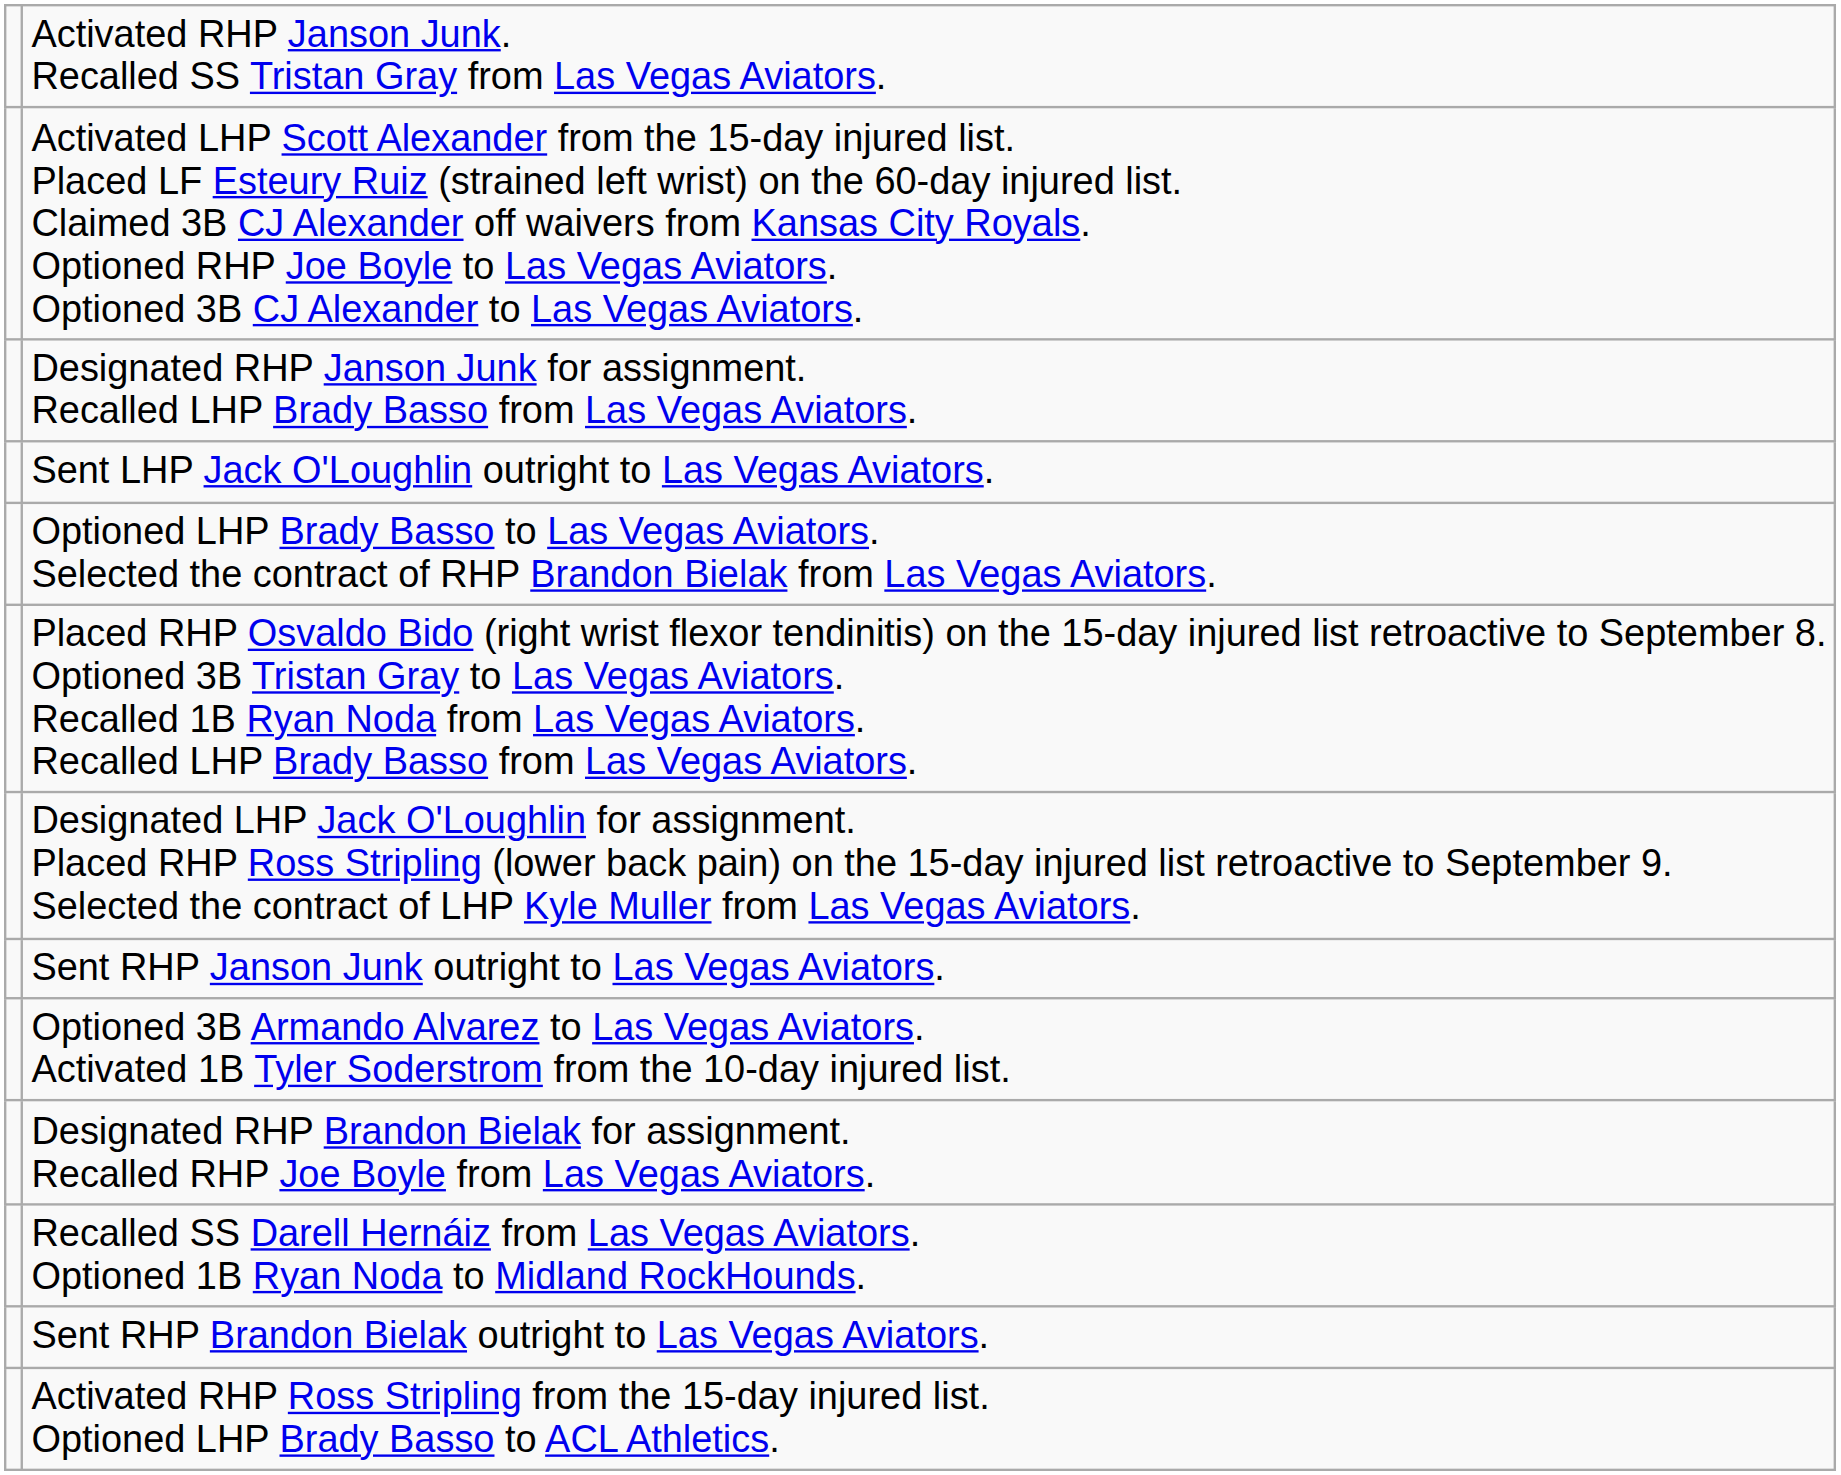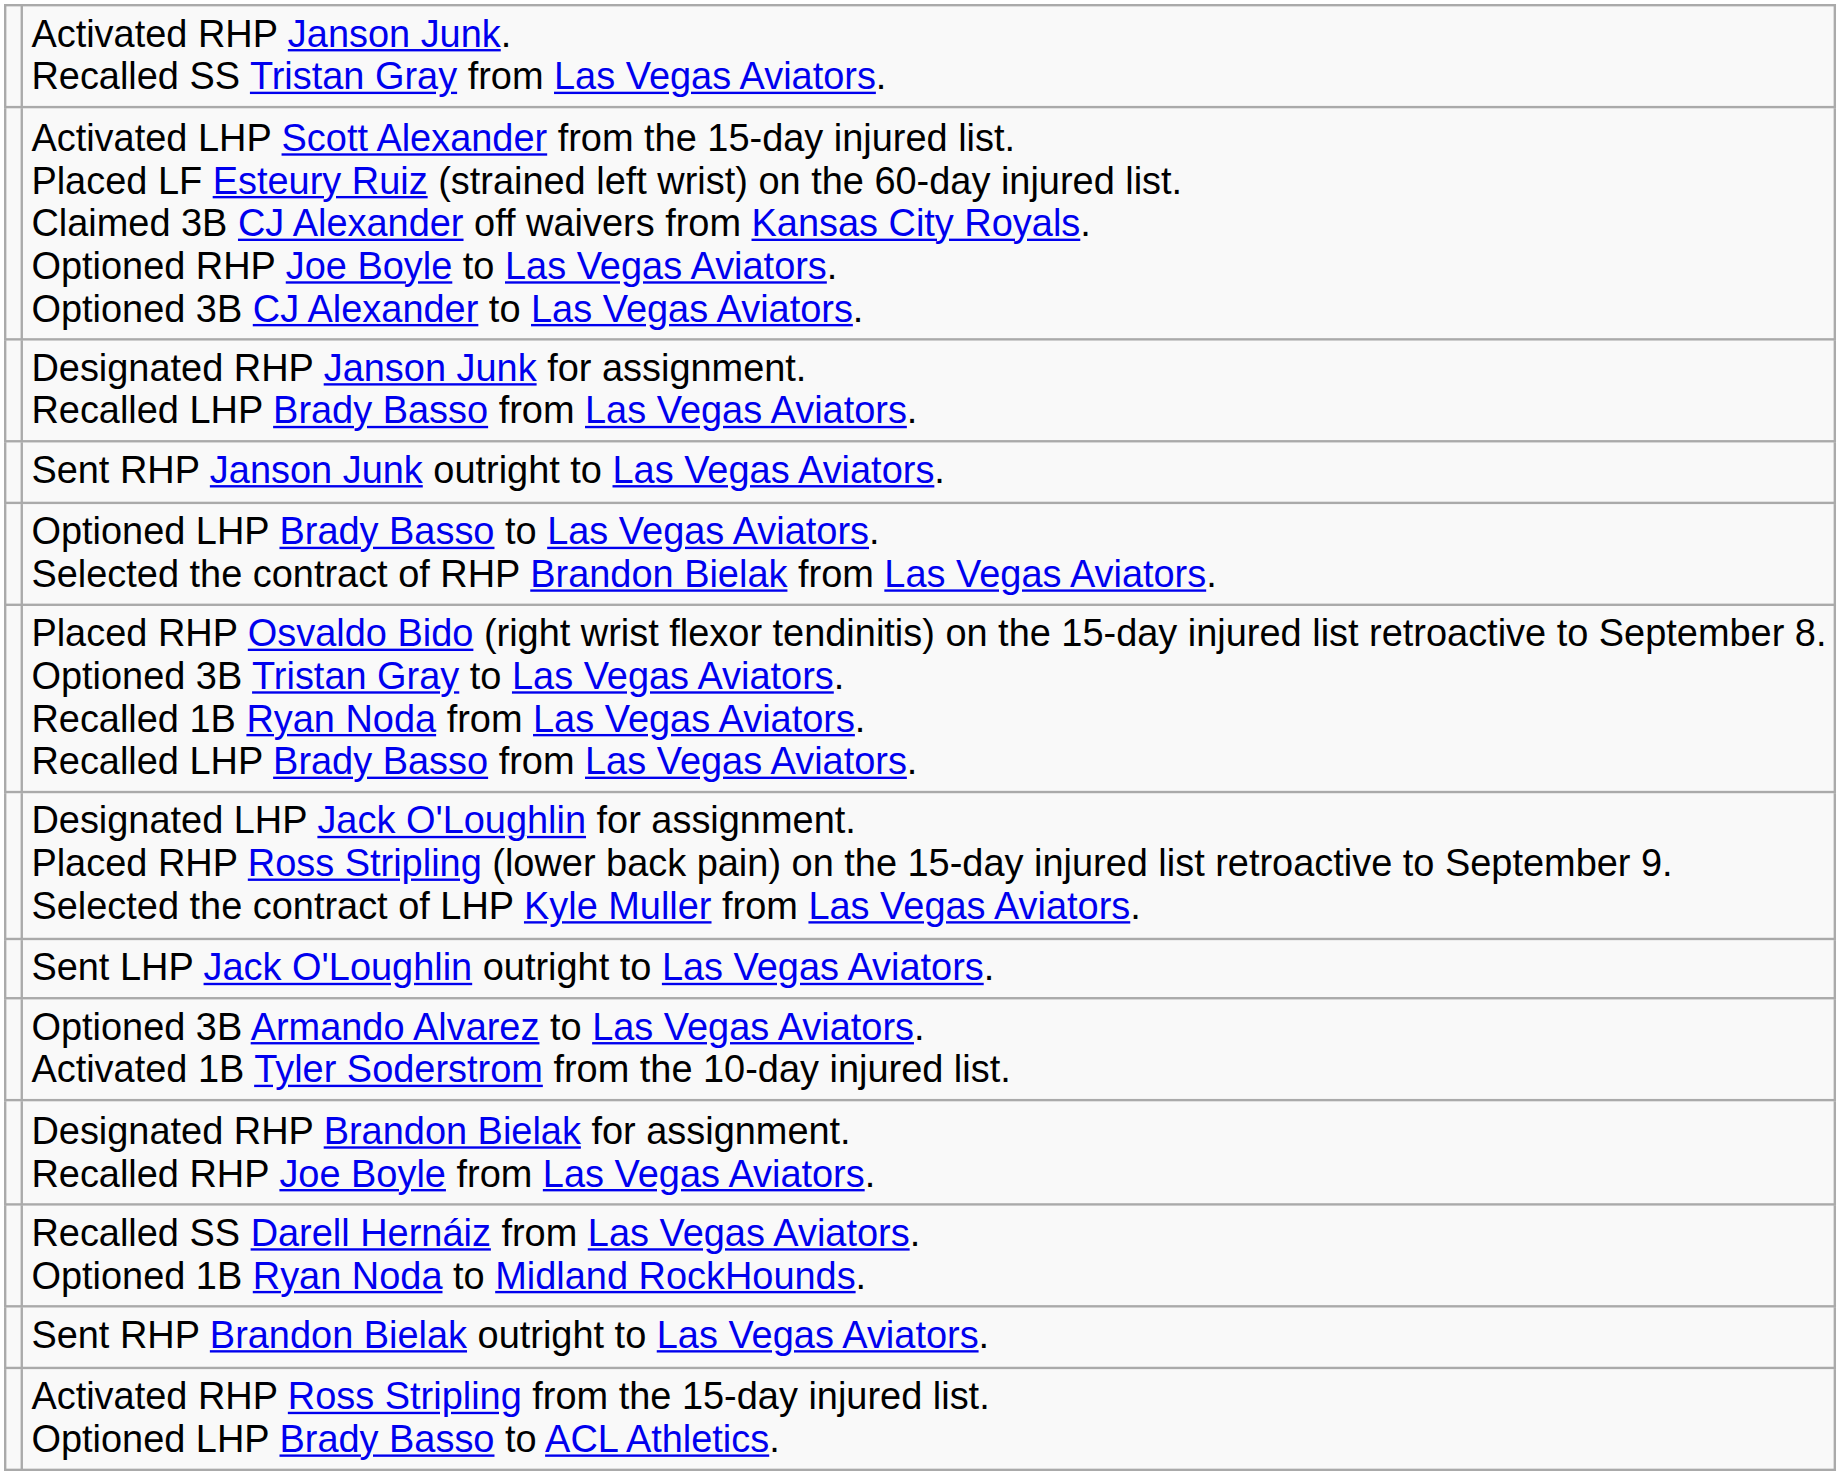rows swapped: (488, 967) <-> (513, 470)
